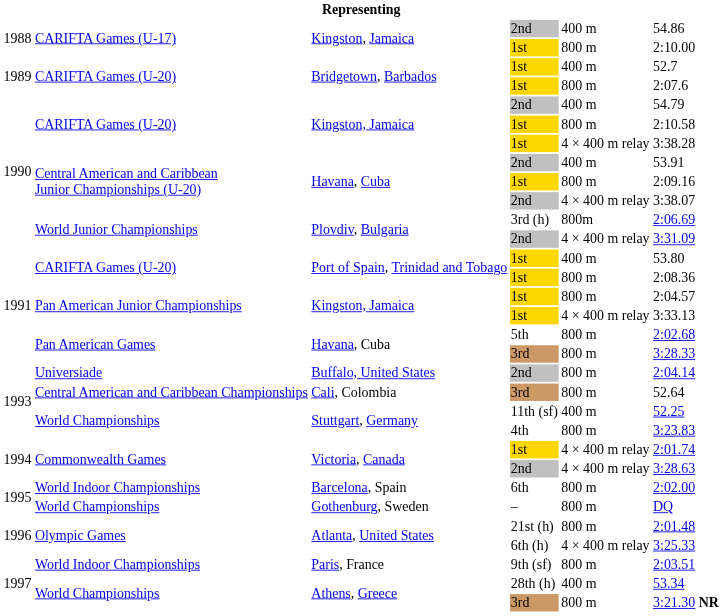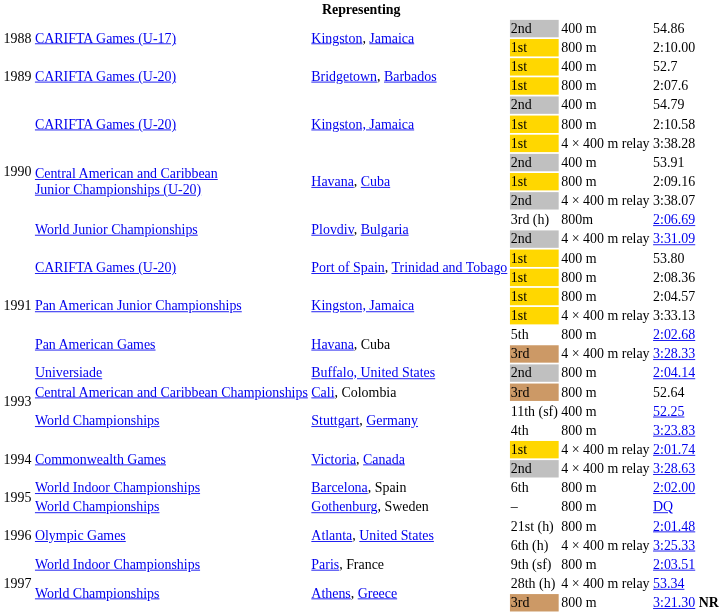(579, 354) 800 m -> (605, 354) 4 × 400 m relay
(579, 583) 400 m -> (605, 583) 4 × 400 m relay
